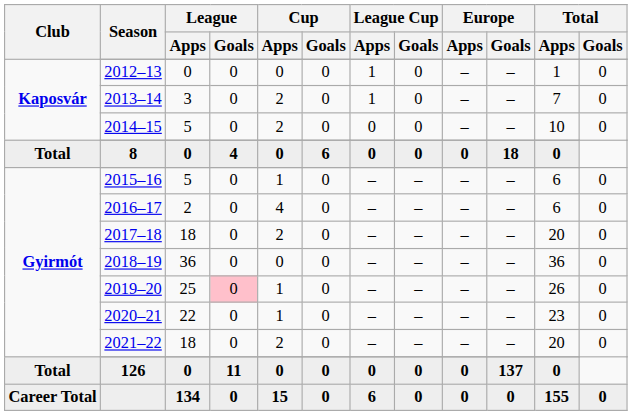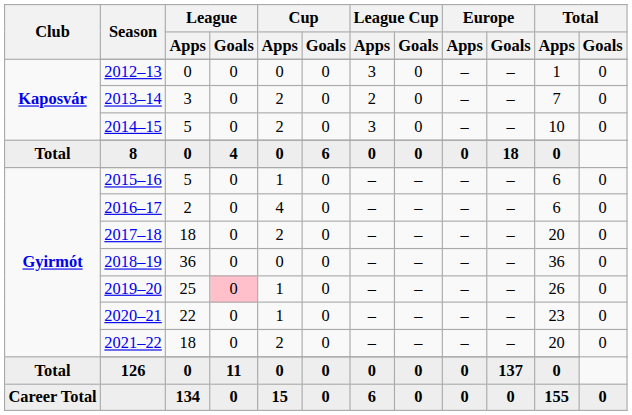(372, 72) 1 -> (372, 72) 3
(372, 99) 1 -> (372, 99) 2
(372, 126) 0 -> (372, 126) 3
